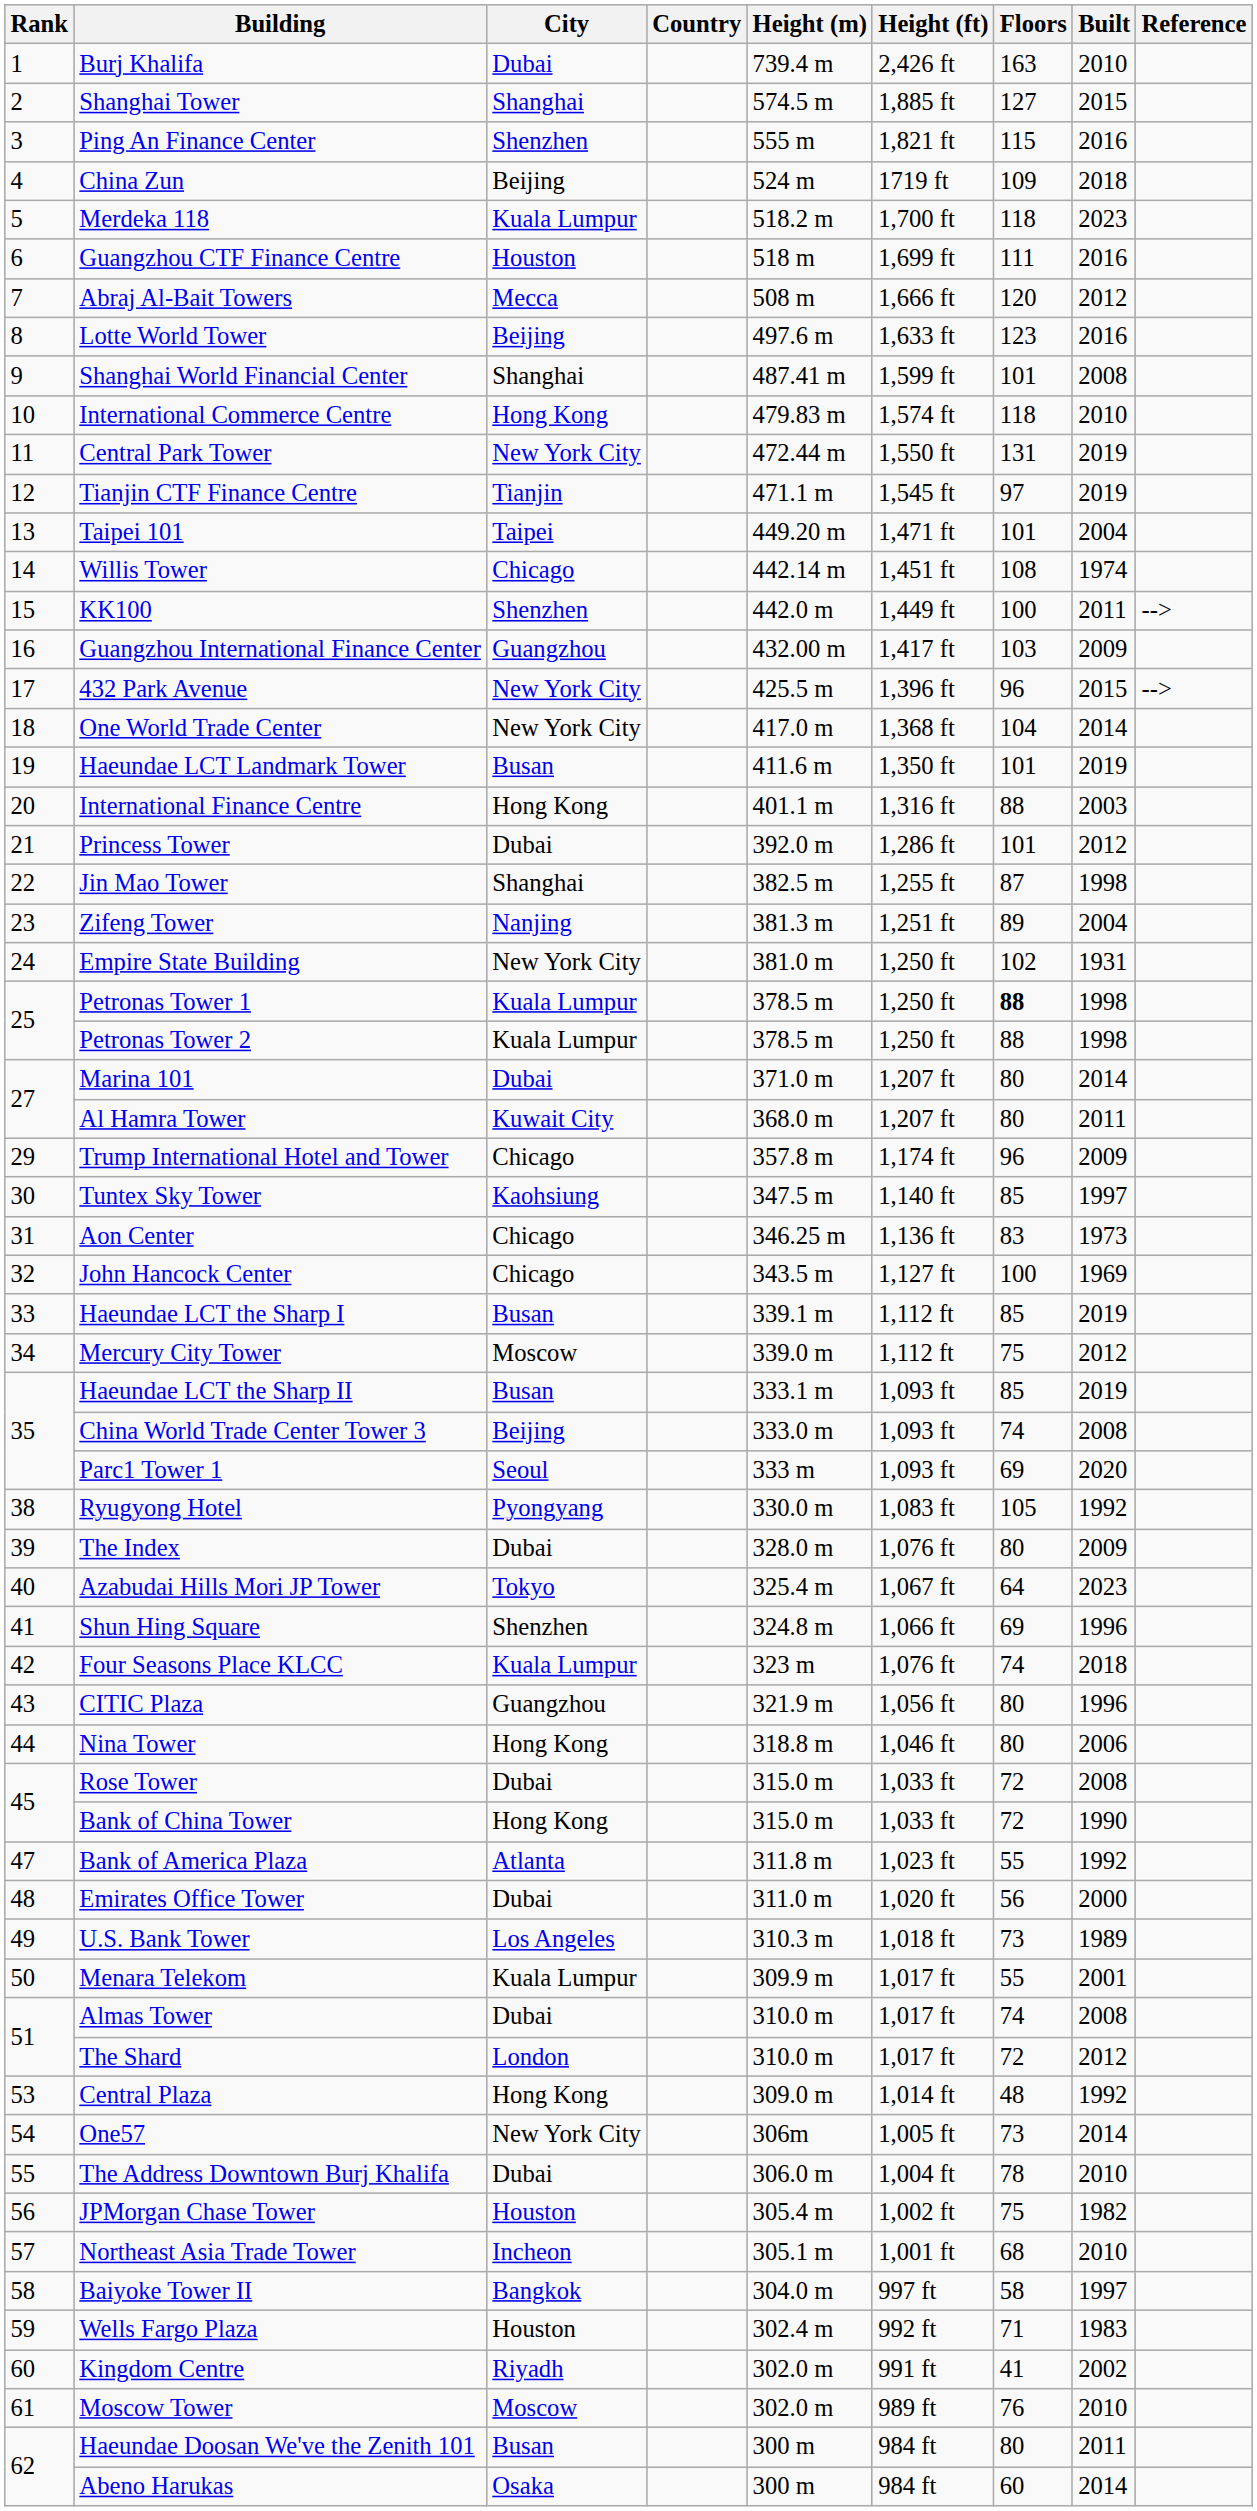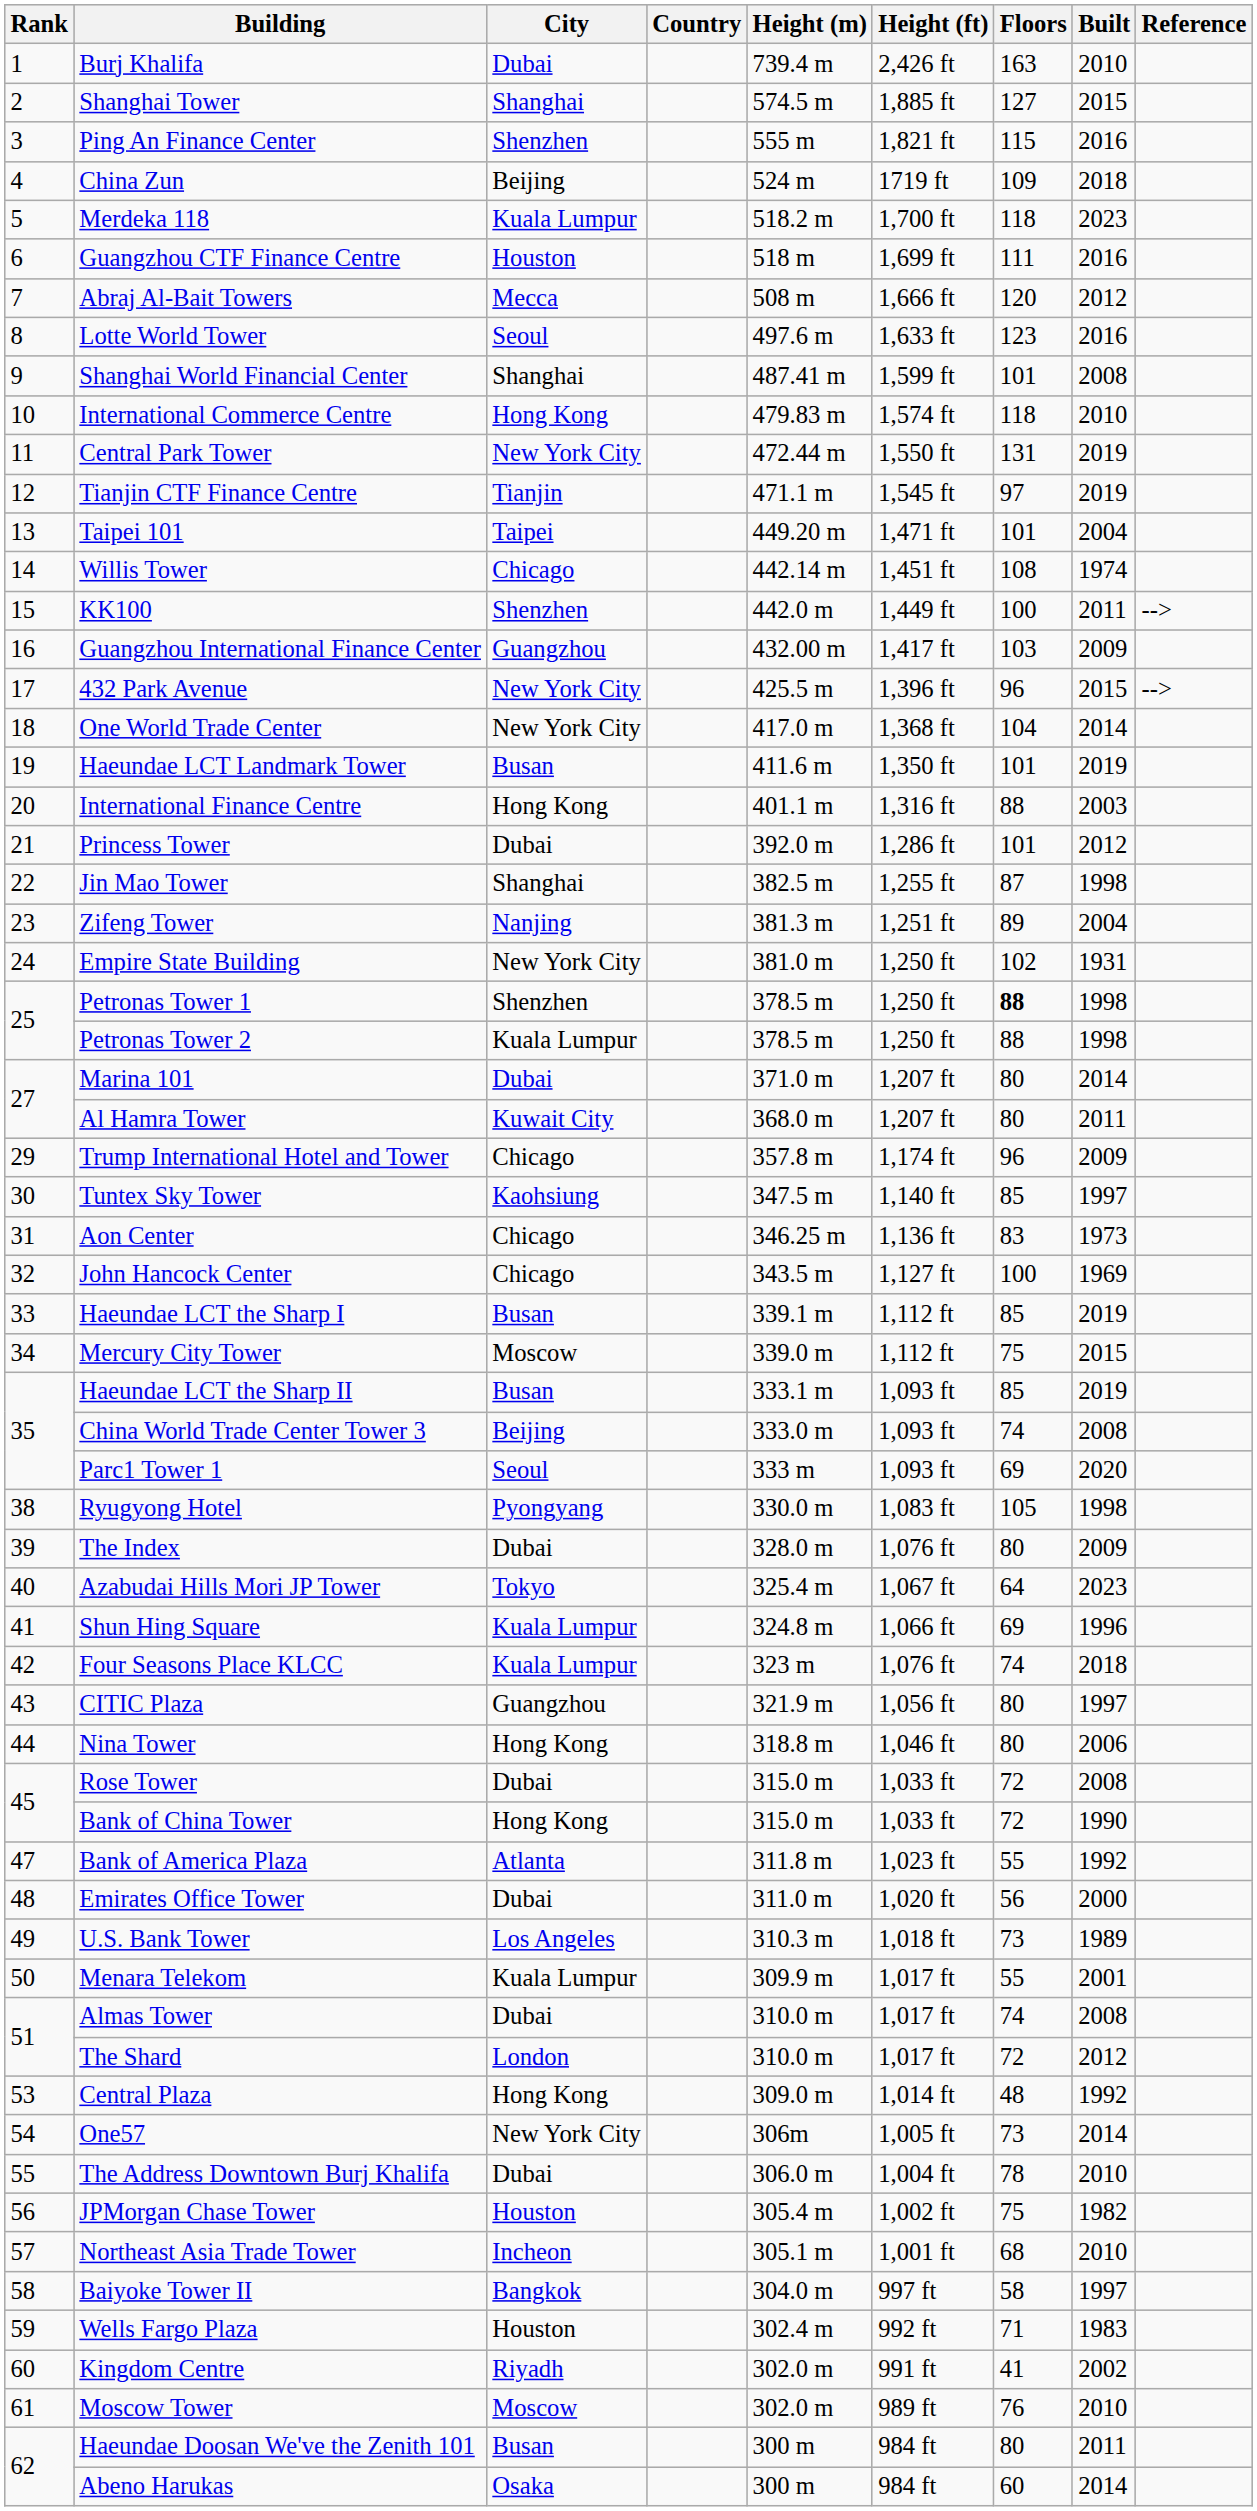(529, 336) Beijing -> (520, 336) Seoul
(565, 1000) Kuala Lumpur -> (540, 1000) Shenzhen
(1103, 1352) 2012 -> (1103, 1352) 2015
(1103, 1508) 1992 -> (1103, 1508) 1998
(540, 1626) Shenzhen -> (565, 1626) Kuala Lumpur
(1103, 1704) 1996 -> (1103, 1704) 1997
